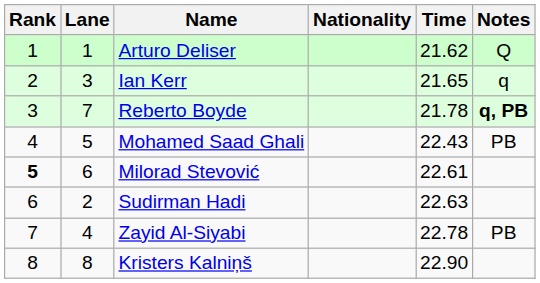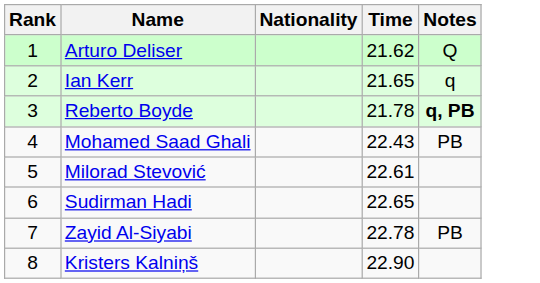- column: (87, 19)
(32, 171) bold -> (32, 171) normal
(444, 202) 22.63 -> (390, 202) 22.65
